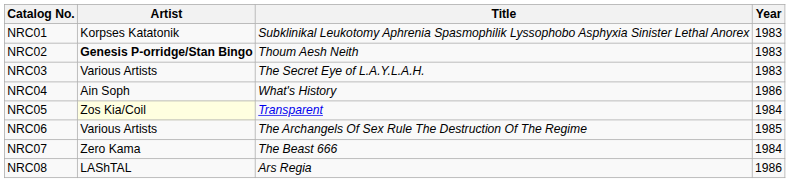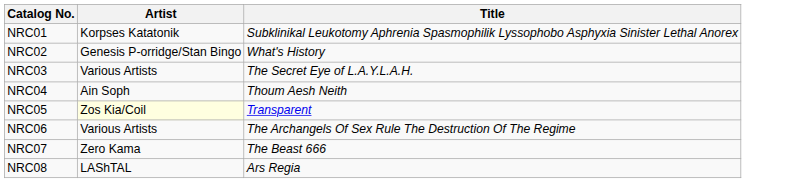- column: (769, 14)
(166, 52) bold -> (161, 52) normal
(308, 52) Thoum Aesh Neith -> (286, 52) What's History
(297, 91) What's History -> (297, 91) Thoum Aesh Neith
